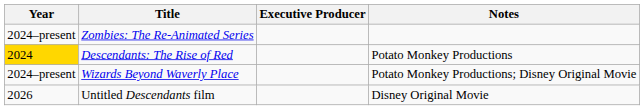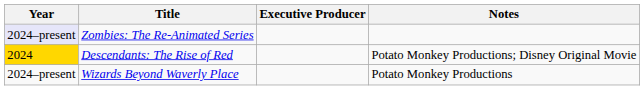(41, 34) no background -> (41, 34) lavender background
(442, 54) Potato Monkey Productions -> (504, 54) Potato Monkey Productions; Disney Original Movie
(504, 74) Potato Monkey Productions; Disney Original Movie -> (442, 74) Potato Monkey Productions
- row: (148, 94)
